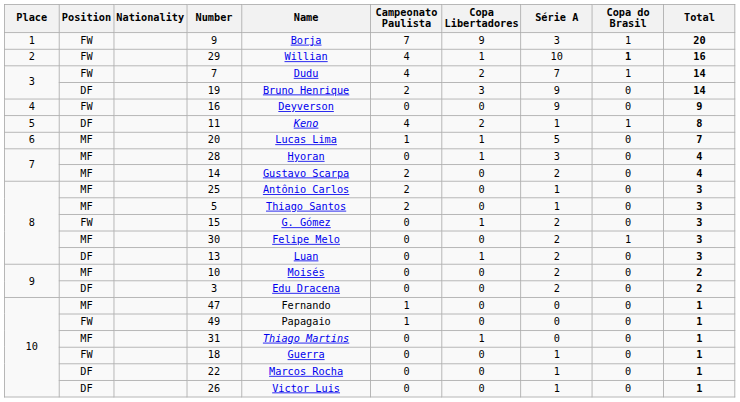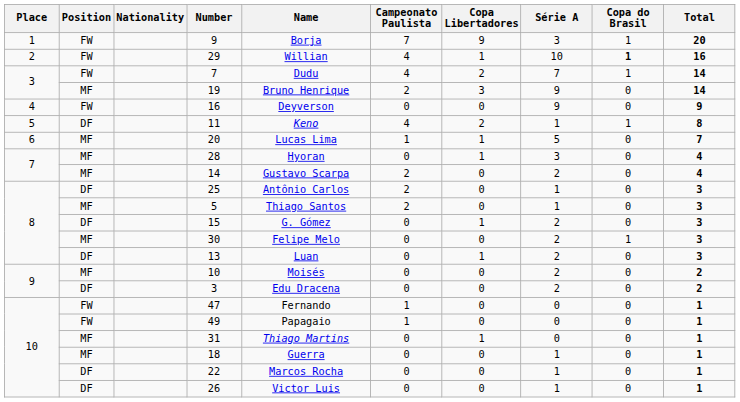(87, 91) DF -> (87, 91) MF
(87, 190) MF -> (87, 190) DF
(87, 223) FW -> (87, 223) DF
(87, 306) MF -> (87, 306) FW
(87, 356) FW -> (87, 356) MF
